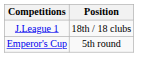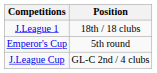+ row: (37, 60)
